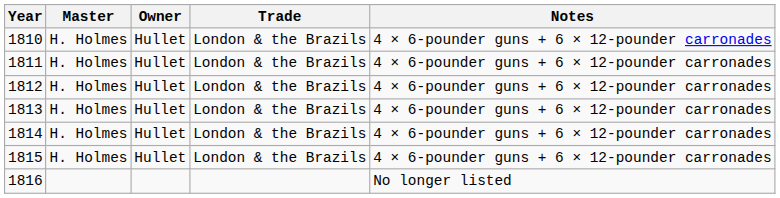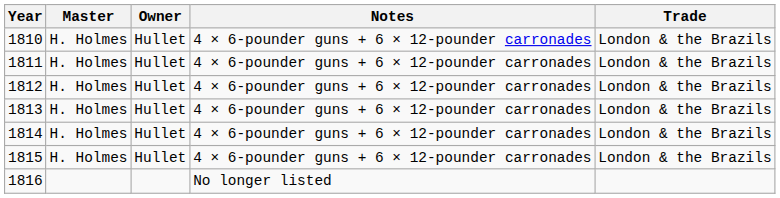columns swapped: (280, 16) <-> (572, 16)
